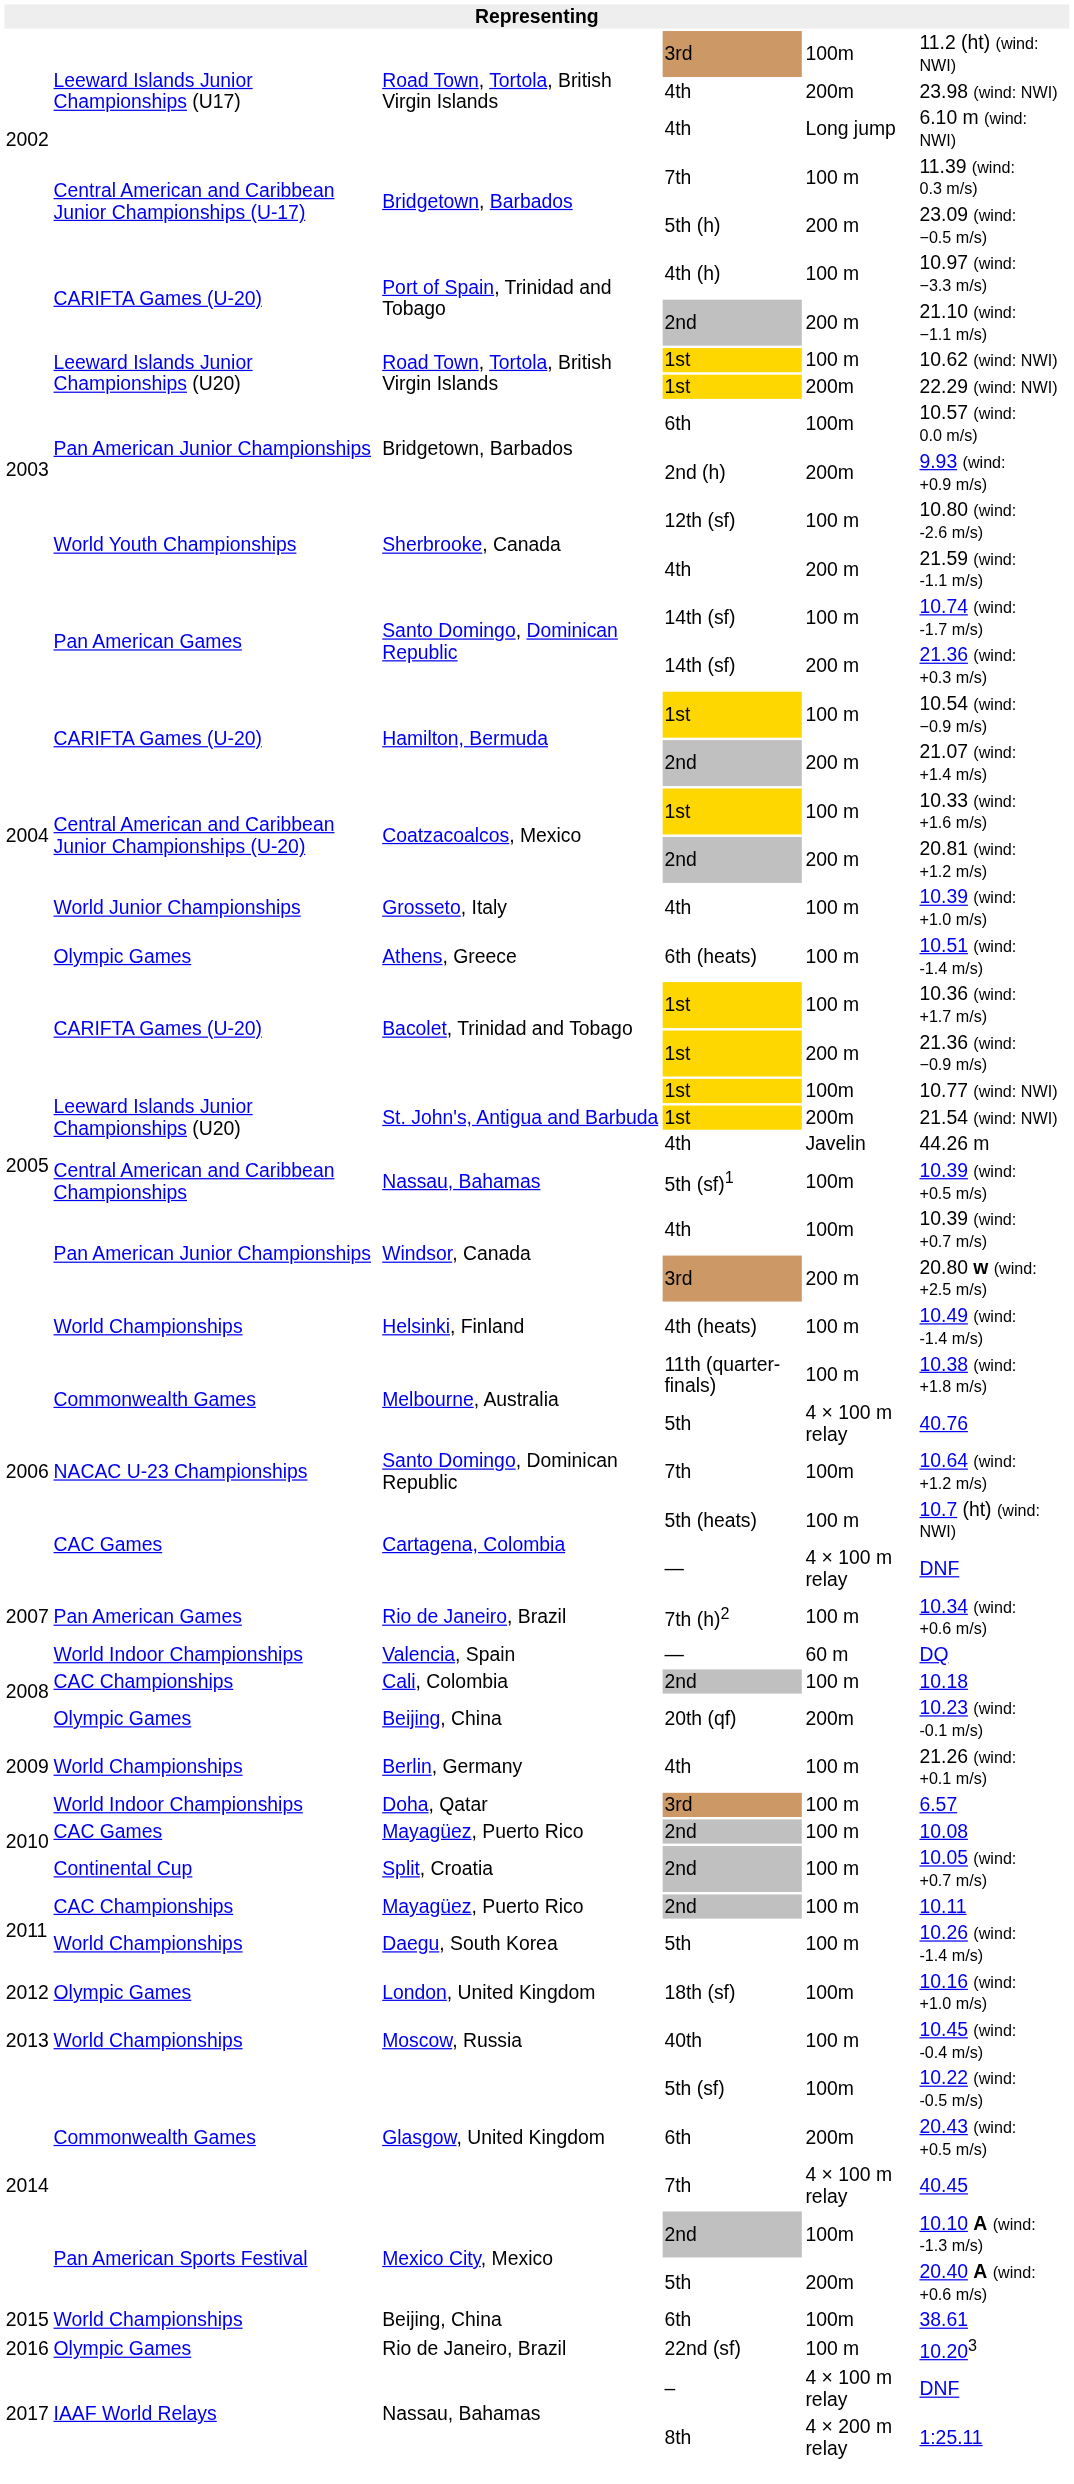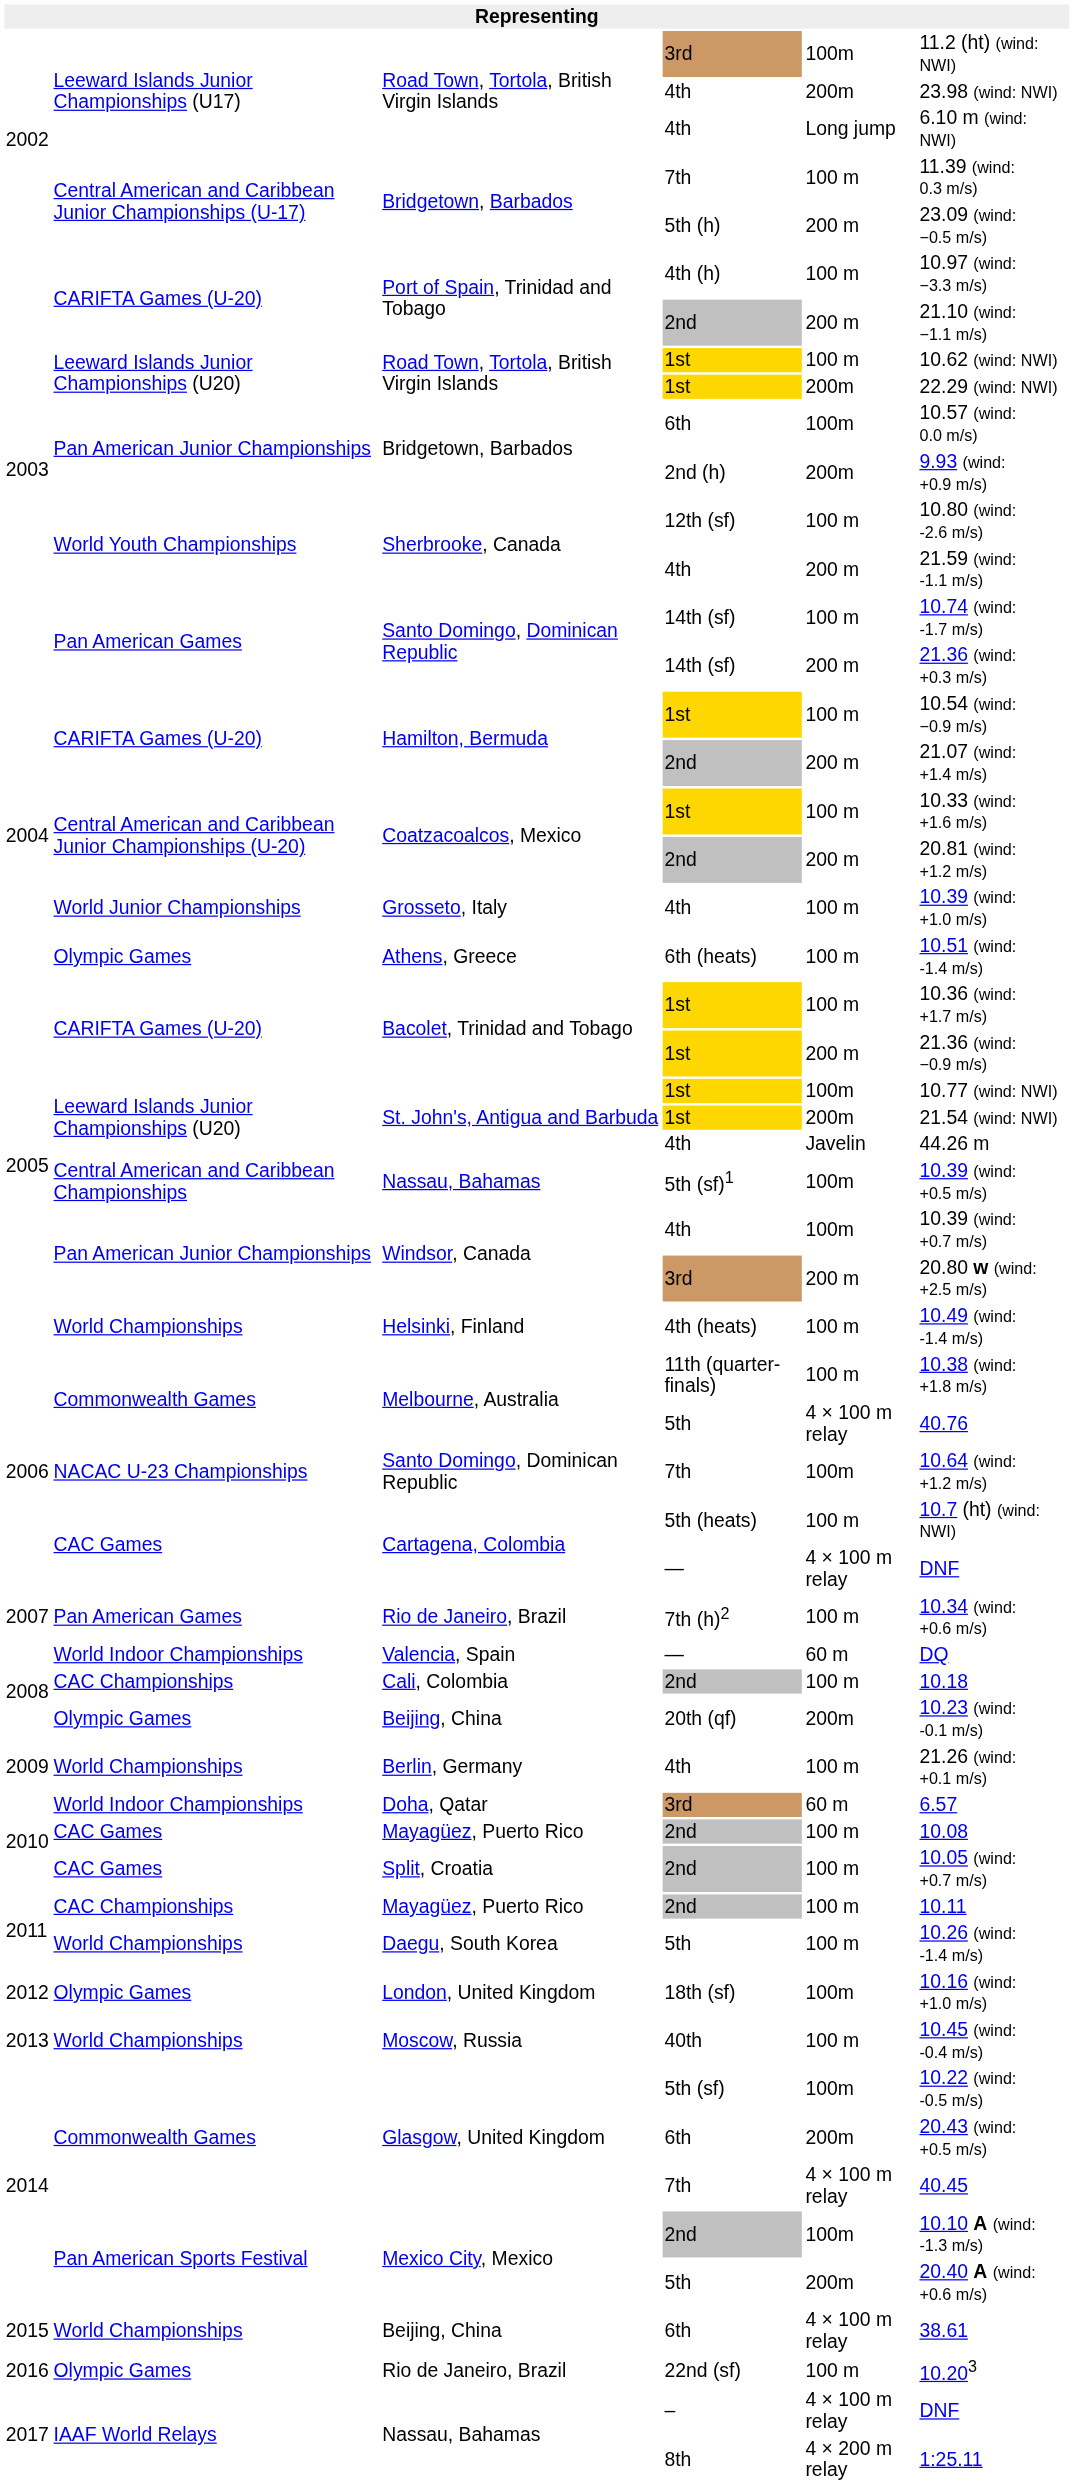(832, 1804) 100 m -> (827, 1804) 60 m
(123, 1868) Continental Cup -> (108, 1868) CAC Games
(830, 2320) 100m -> (849, 2331) 4 × 100 m relay
